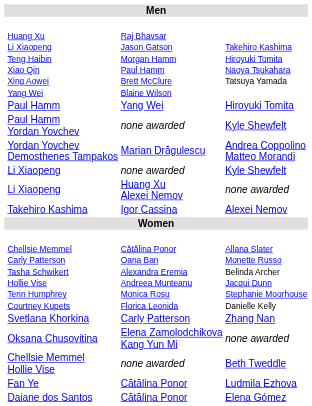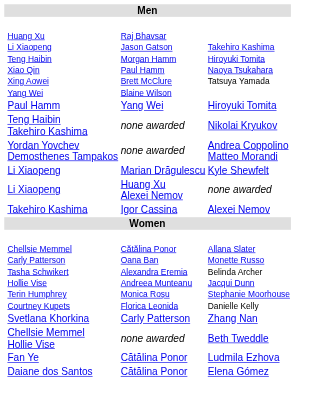- row: (43, 126)
+ row: (47, 126)
(163, 151) Marian Drăgulescu -> (153, 151) none awarded
(153, 170) none awarded -> (163, 170) Marian Drăgulescu
- row: (53, 338)
